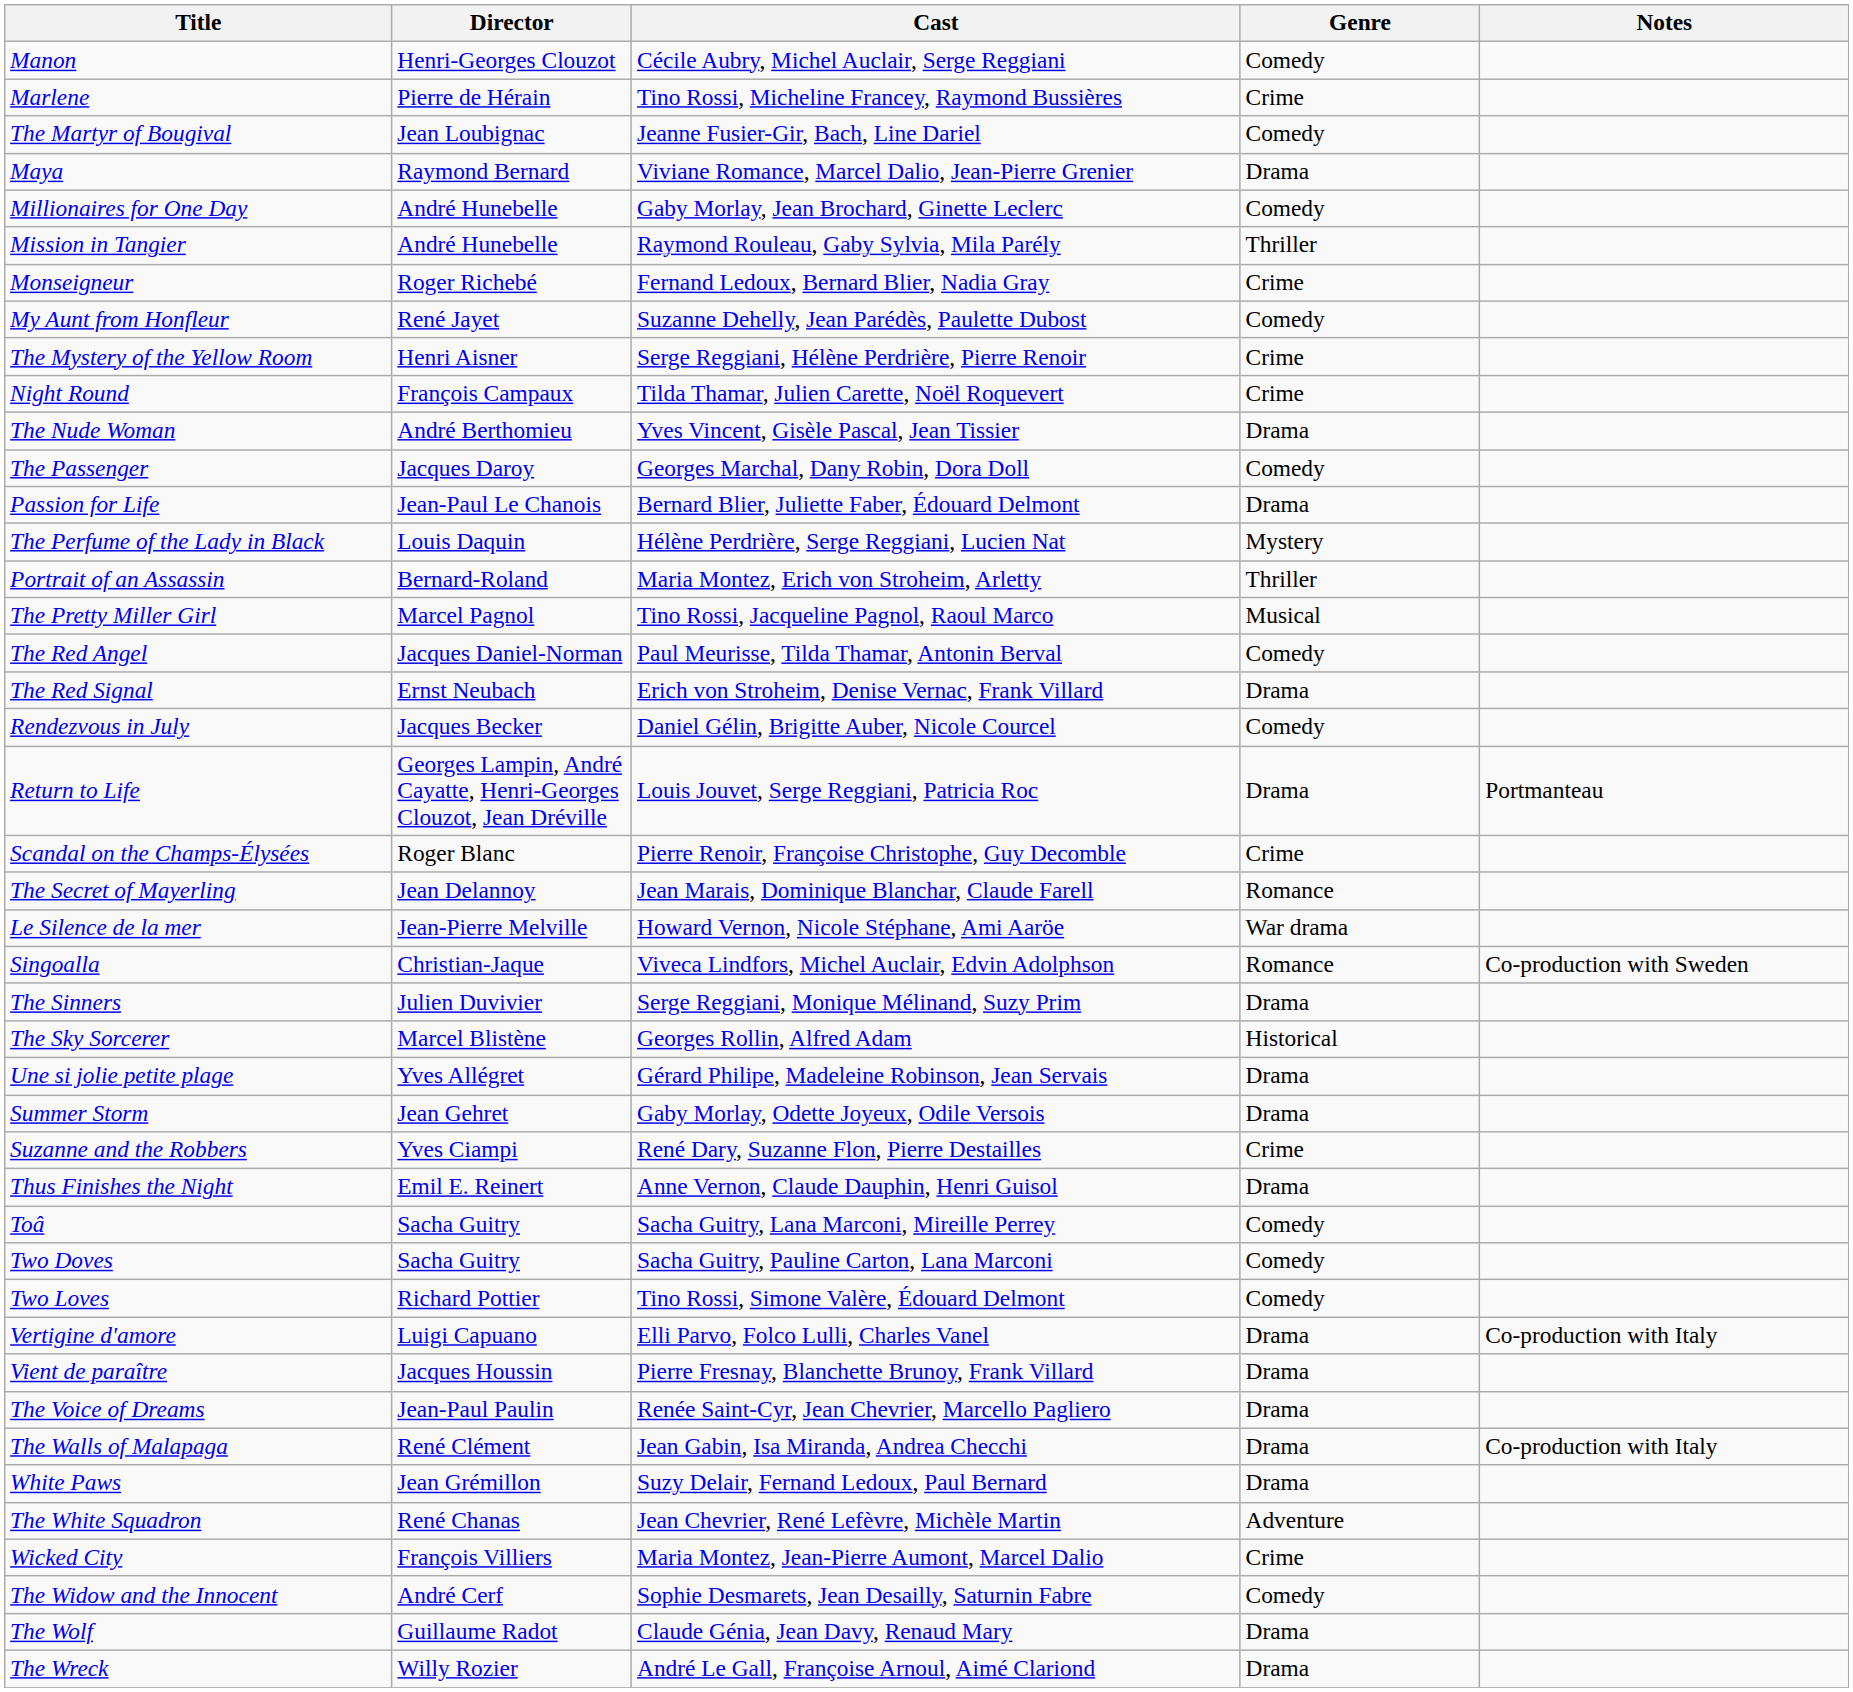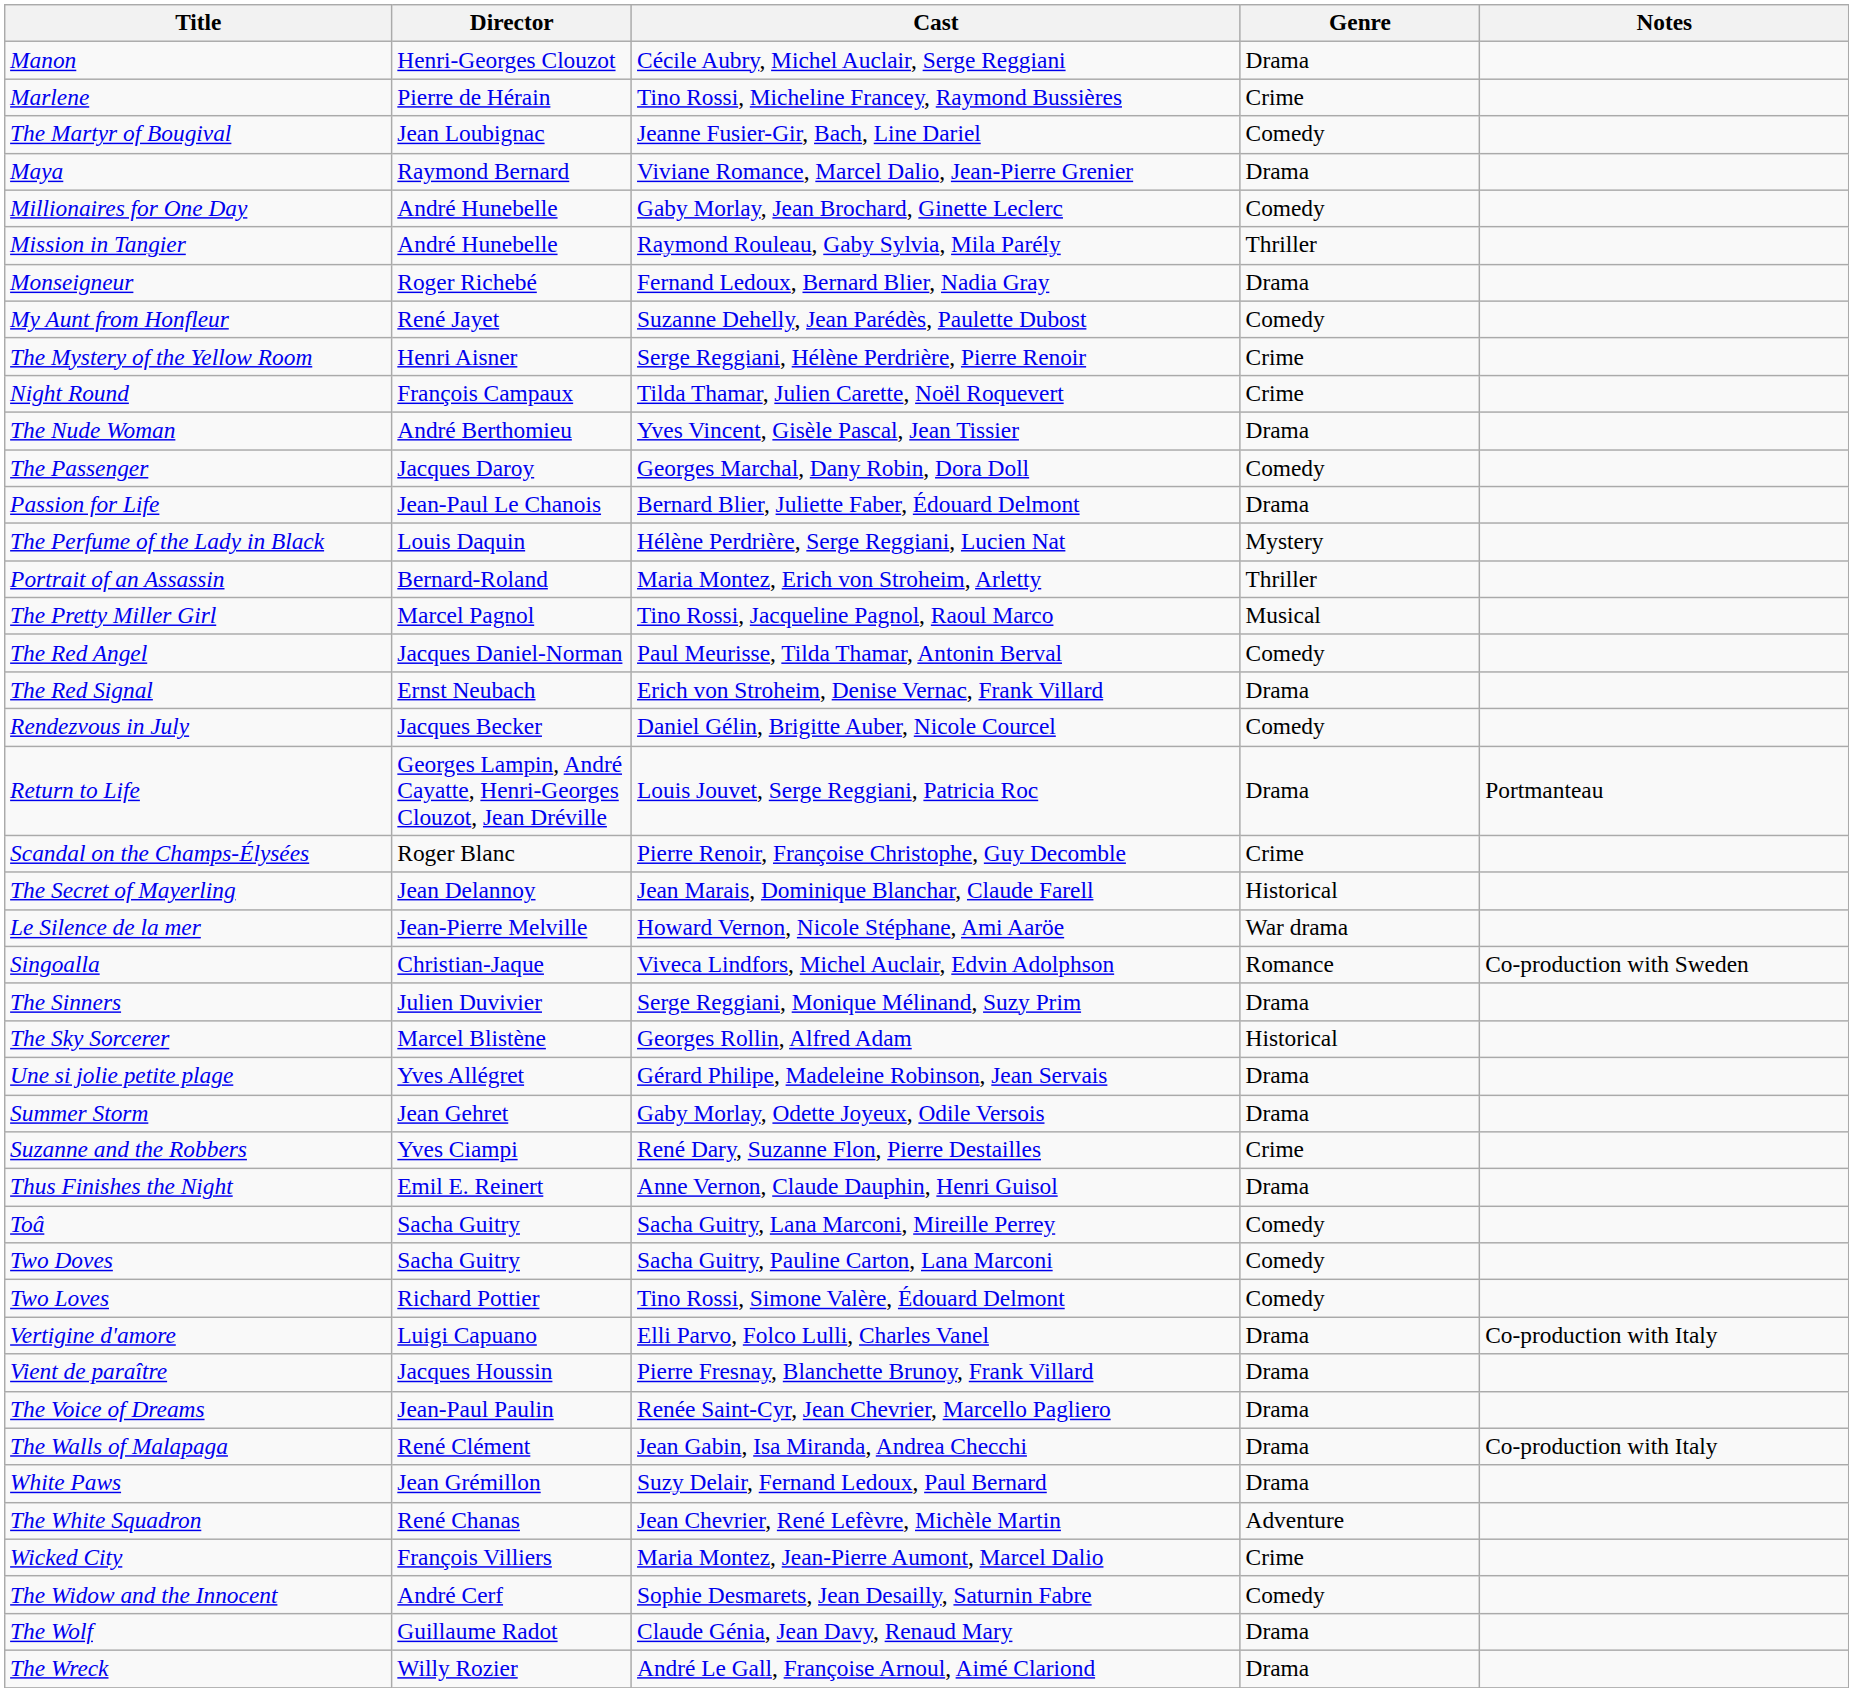(1285, 60) Comedy -> (1277, 60) Drama
(1275, 282) Crime -> (1277, 282) Drama
(1290, 890) Romance -> (1292, 890) Historical
